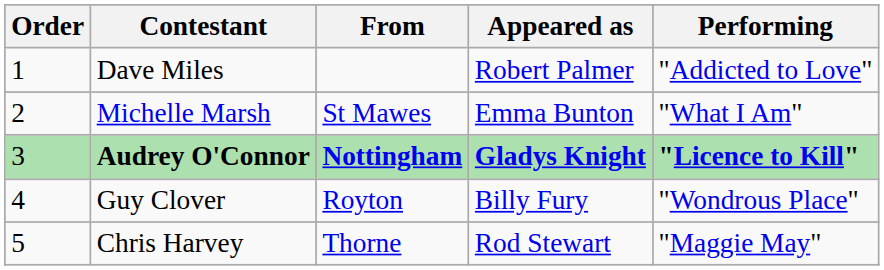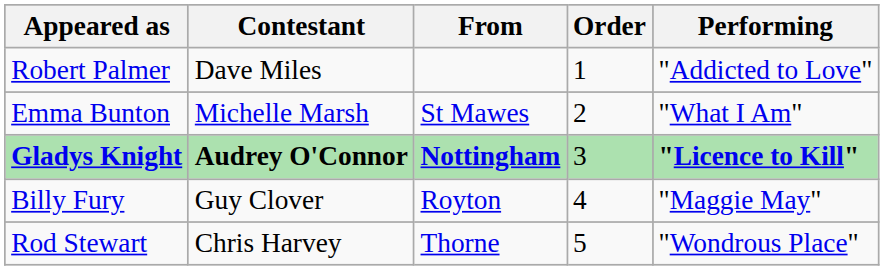columns swapped: (48, 26) <-> (560, 26)
(759, 199) "Wondrous Place" -> (740, 199) "Maggie May"
(740, 243) "Maggie May" -> (759, 243) "Wondrous Place"
